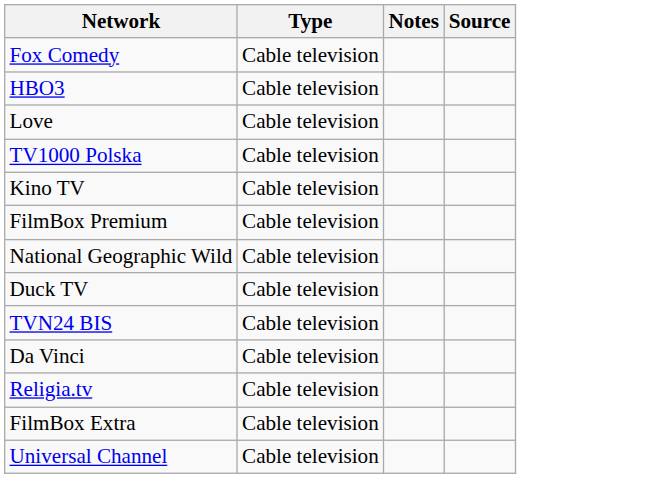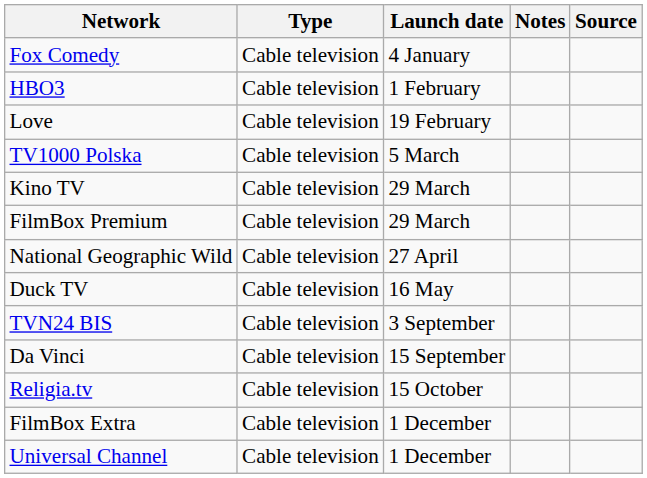+ column: (447, 21)
